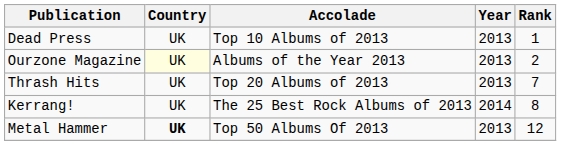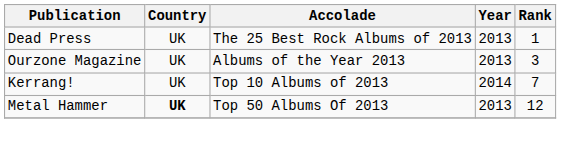(301, 39) Top 10 Albums of 2013 -> (342, 39) The 25 Best Rock Albums of 2013
(177, 61) lightyellow background -> (177, 61) no background
(535, 61) 2 -> (535, 61) 3
- row: (54, 84)
(342, 107) The 25 Best Rock Albums of 2013 -> (301, 84) Top 10 Albums of 2013
(535, 107) 8 -> (535, 84) 7
